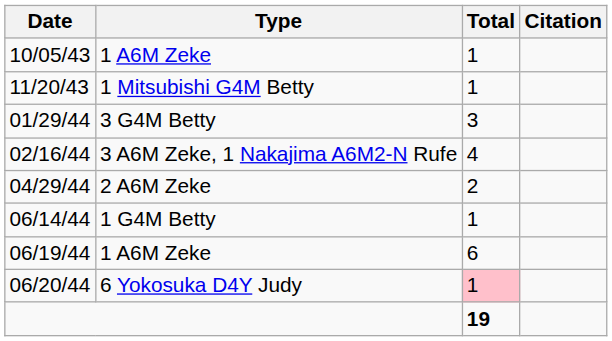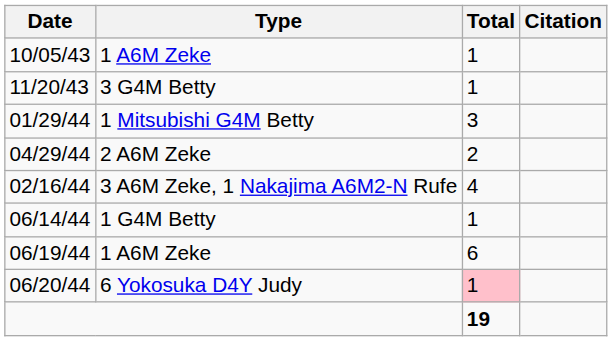(207, 87) 1 Mitsubishi G4M Betty -> (158, 87) 3 G4M Betty
(158, 120) 3 G4M Betty -> (207, 120) 1 Mitsubishi G4M Betty
rows swapped: (50, 153) <-> (50, 186)
